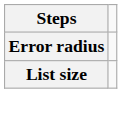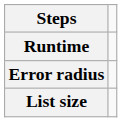+ row: (56, 46)
